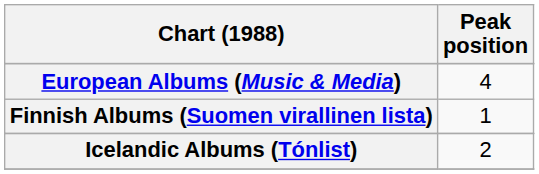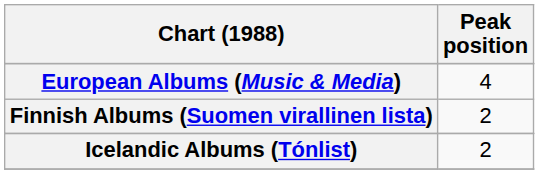(486, 116) 1 -> (486, 116) 2
